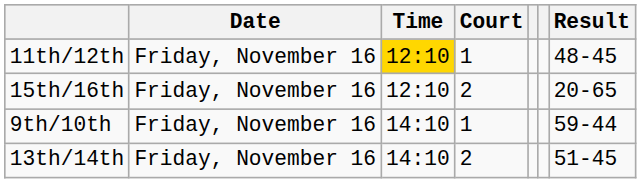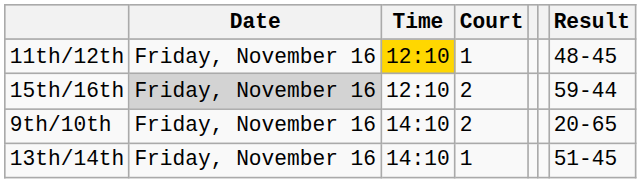(255, 91) no background -> (255, 91) lightgrey background
(585, 91) 20-65 -> (585, 91) 59-44
(466, 126) 1 -> (466, 126) 2
(585, 126) 59-44 -> (585, 126) 20-65
(466, 160) 2 -> (466, 160) 1
